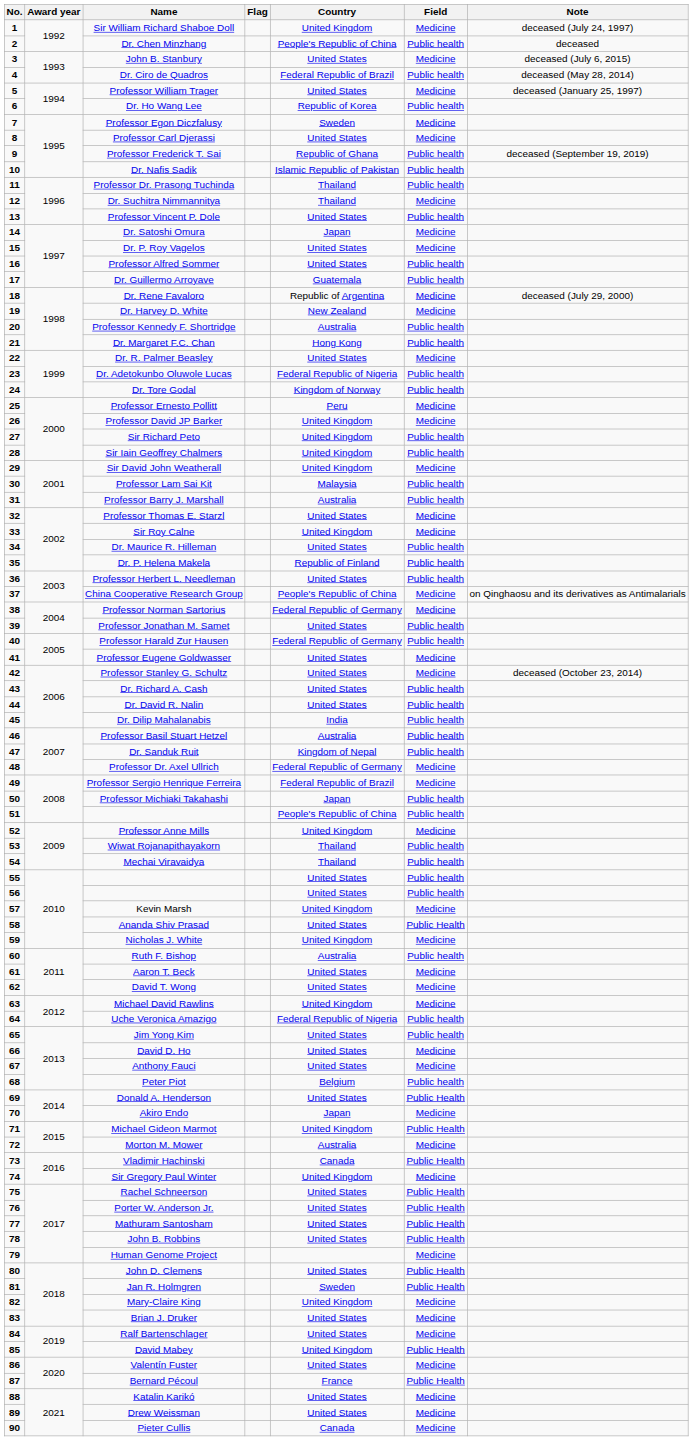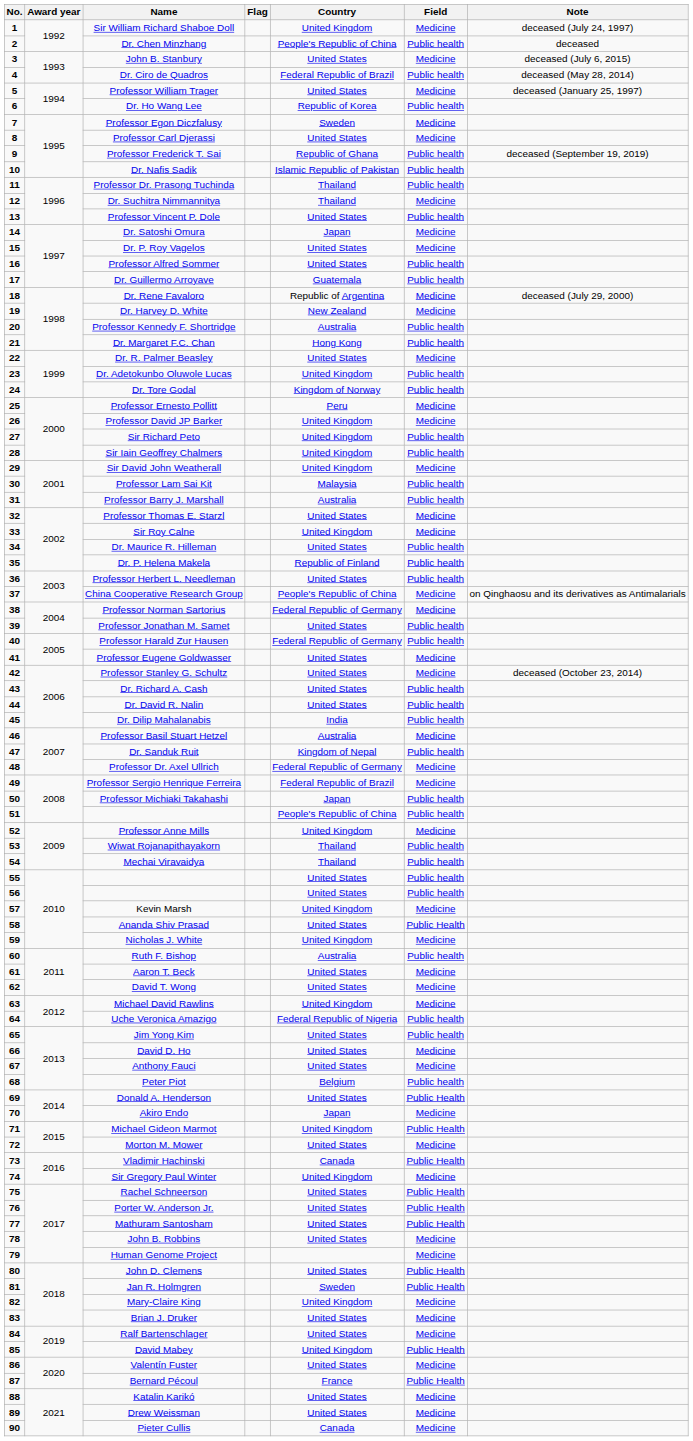(337, 374) Federal Republic of Nigeria -> (337, 374) United Kingdom
(436, 736) Public health -> (436, 736) Medicine
(337, 1145) Australia -> (337, 1145) United States
(436, 1239) Public Health -> (436, 1239) Medicine
